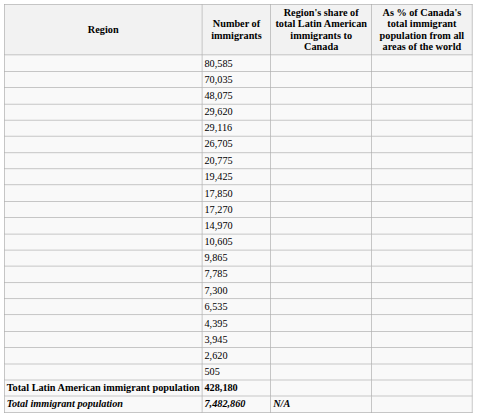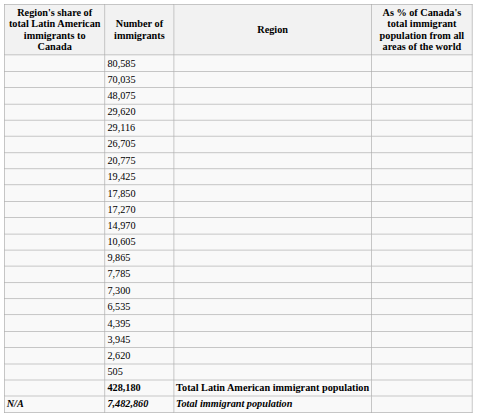columns swapped: (103, 29) <-> (321, 29)
